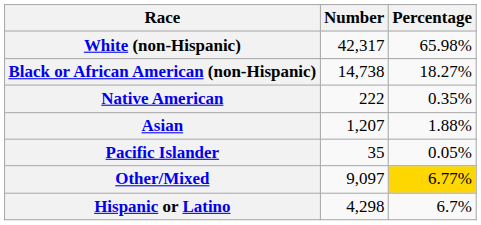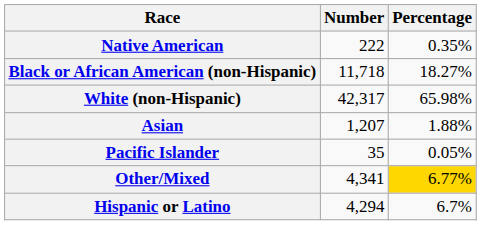rows swapped: (162, 44) <-> (162, 98)
(361, 71) 14,738 -> (361, 71) 11,718
(365, 179) 9,097 -> (365, 179) 4,341
(365, 206) 4,298 -> (365, 206) 4,294
